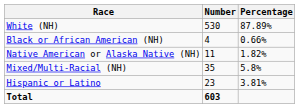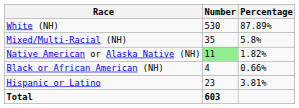rows swapped: (85, 40) <-> (67, 68)
(210, 54) no background -> (210, 54) lightgreen background
